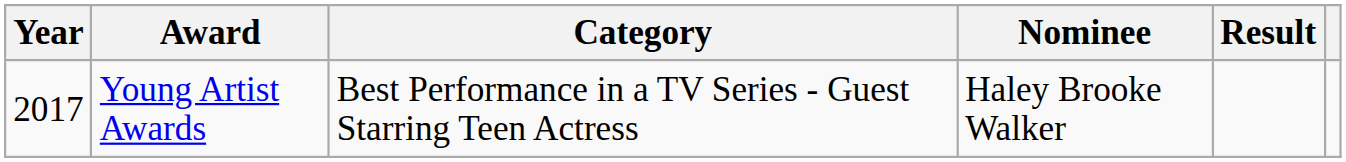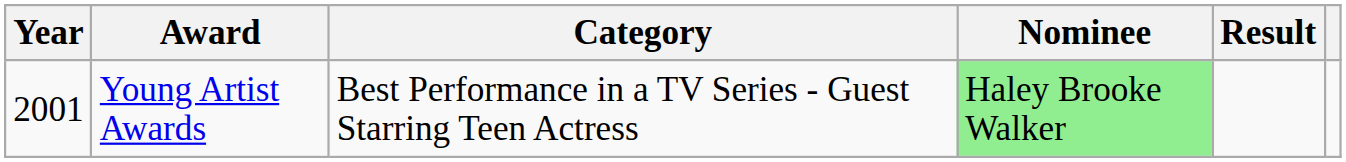(48, 108) 2017 -> (48, 108) 2001
(1063, 108) no background -> (1063, 108) lightgreen background
